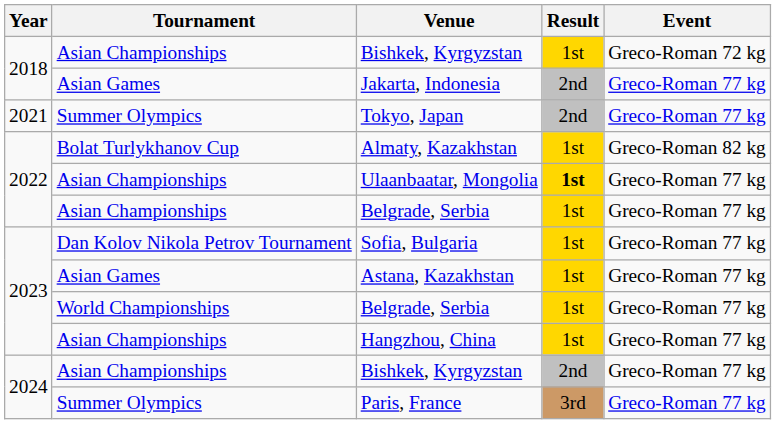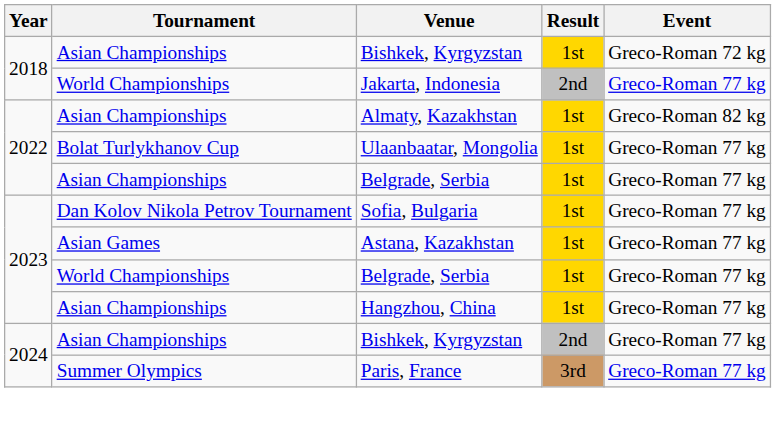(108, 84) Asian Games -> (143, 84) World Championships
- row: (28, 116)
(148, 147) Bolat Turlykhanov Cup -> (142, 116) Asian Championships
(142, 179) Asian Championships -> (148, 147) Bolat Turlykhanov Cup
(573, 179) bold -> (573, 147) normal
